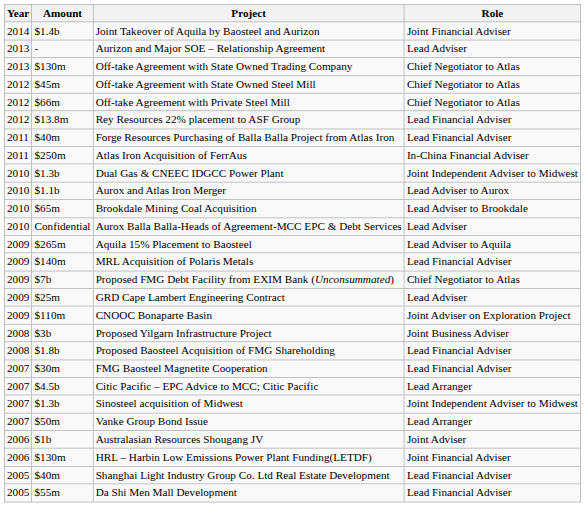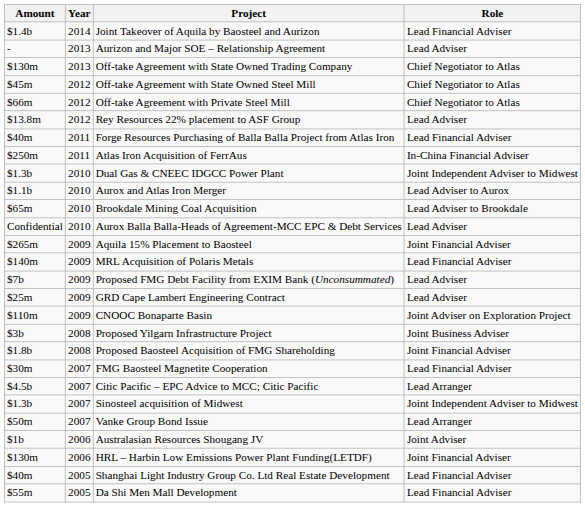columns swapped: (18, 13) <-> (62, 13)
(459, 31) Joint Financial Adviser -> (459, 31) Lead Financial Adviser
(459, 119) Lead Financial Adviser -> (437, 119) Lead Adviser
(459, 244) Lead Adviser to Aquila -> (459, 244) Joint Financial Adviser
(463, 279) Chief Negotiator to Atlas -> (437, 279) Lead Adviser
(459, 350) Lead Financial Adviser -> (459, 350) Joint Financial Adviser
